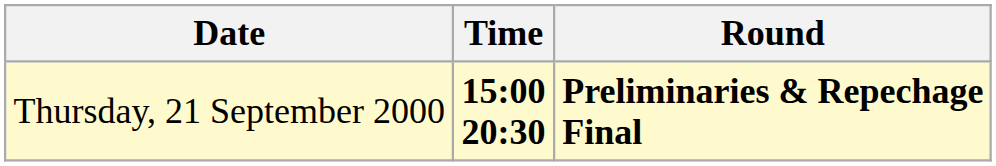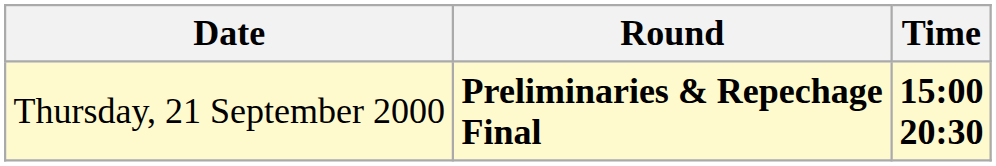columns swapped: (504, 33) <-> (773, 33)
